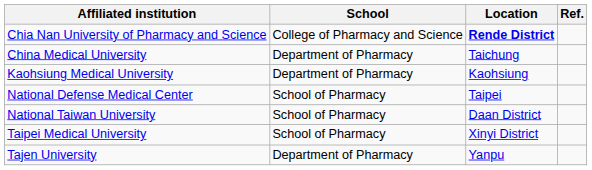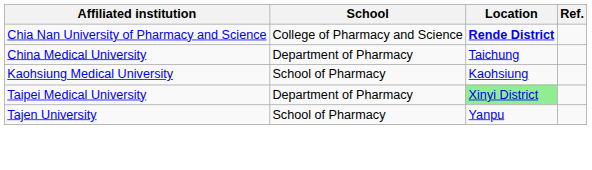(343, 74) Department of Pharmacy -> (329, 74) School of Pharmacy
- row: (100, 94)
- row: (81, 114)
(329, 134) School of Pharmacy -> (343, 94) Department of Pharmacy
(503, 134) no background -> (503, 94) lightgreen background
(343, 154) Department of Pharmacy -> (329, 114) School of Pharmacy
